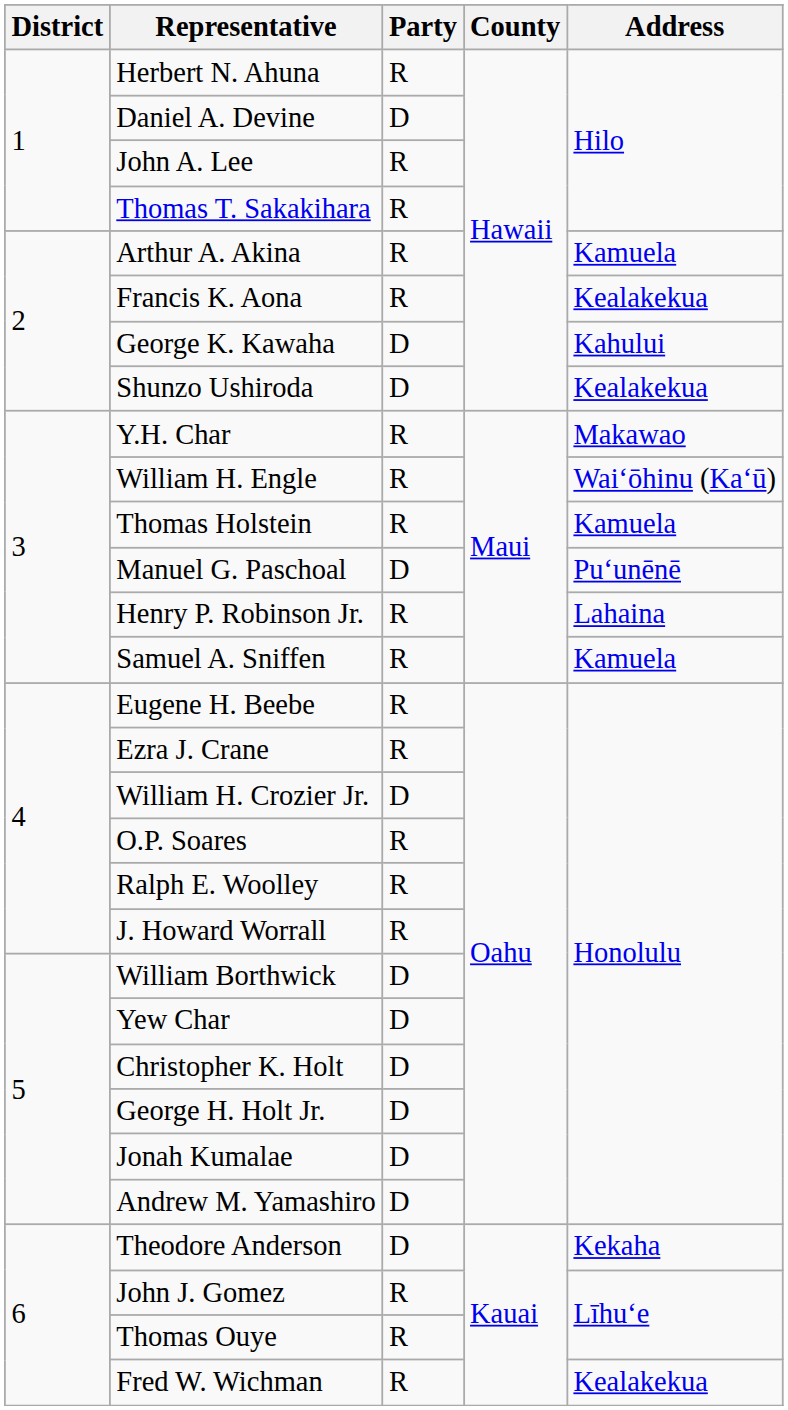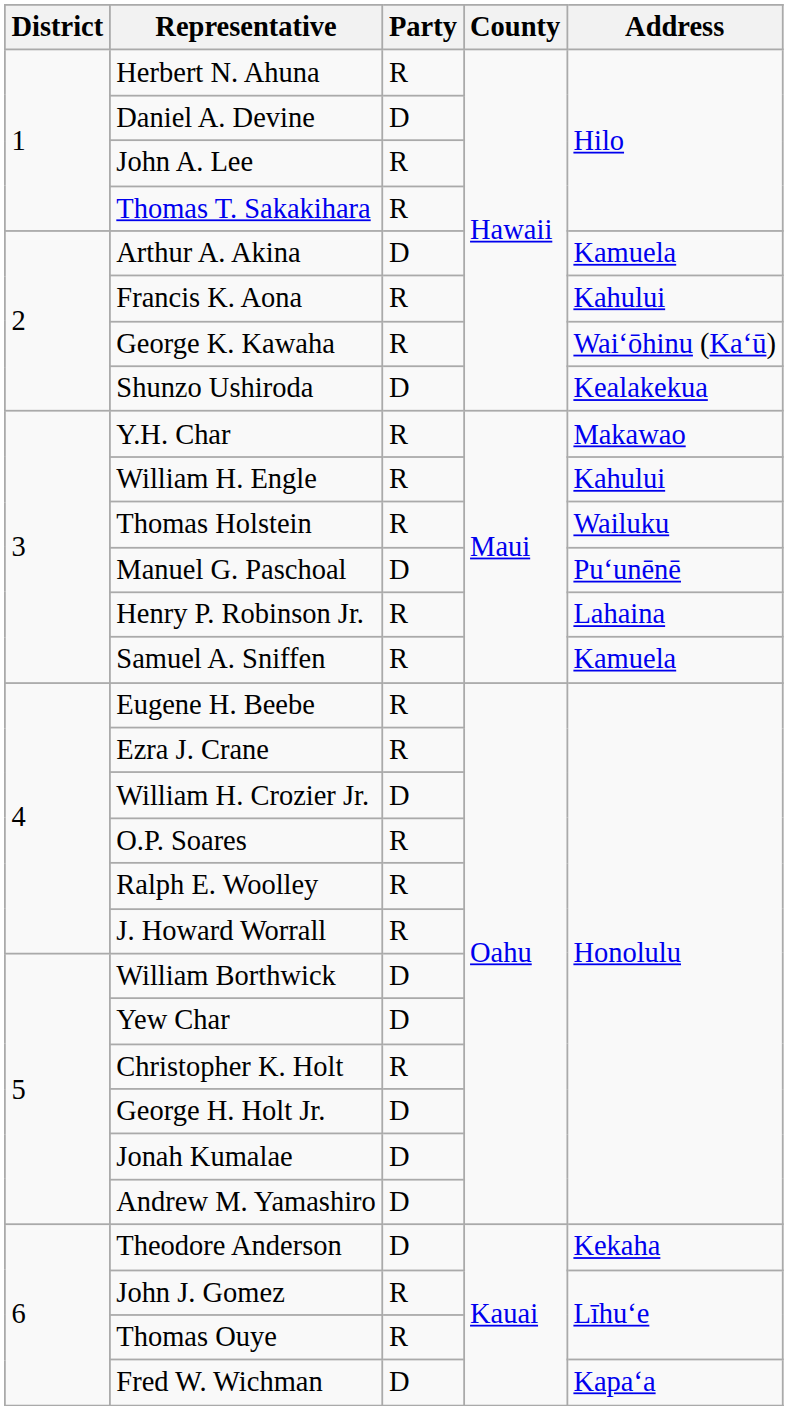(398, 252) R -> (399, 252) D
(641, 298) Kealakekua -> (619, 298) Kahului
(399, 343) D -> (398, 343) R
(619, 343) Kahului -> (675, 343) Waiʻōhinu (Kaʻū)
(675, 478) Waiʻōhinu (Kaʻū) -> (619, 478) Kahului
(625, 523) Kamuela -> (621, 523) Wailuku
(399, 1065) D -> (398, 1065) R
(398, 1382) R -> (399, 1382) D
(641, 1382) Kealakekua -> (615, 1382) Kapaʻa
